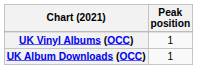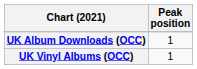rows swapped: (76, 56) <-> (76, 40)
